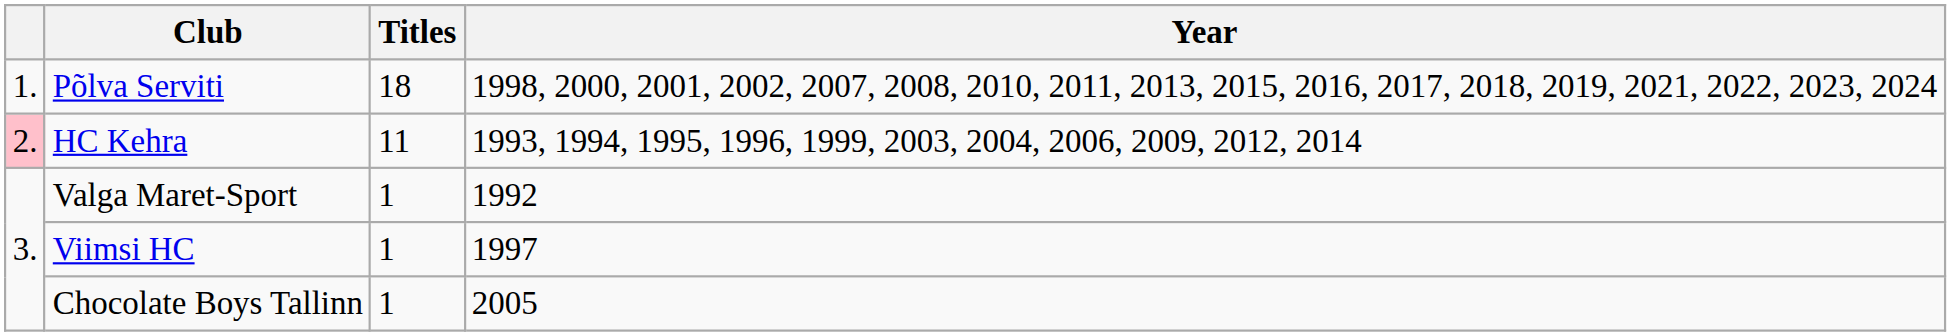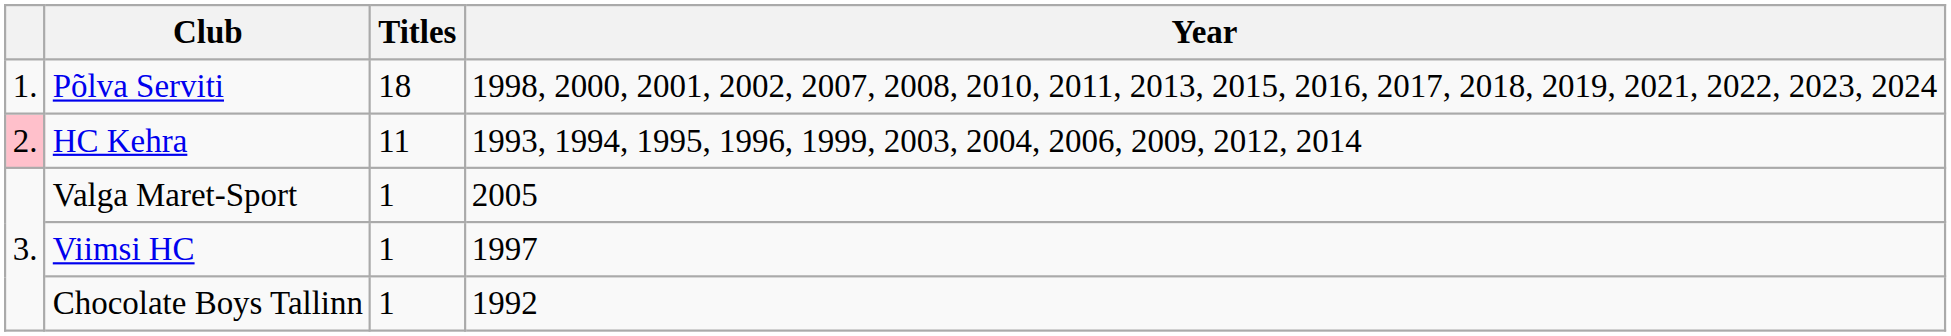(505, 195) 1992 -> (505, 195) 2005
(505, 303) 2005 -> (505, 303) 1992
